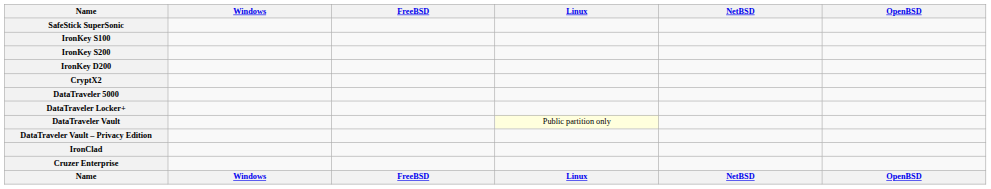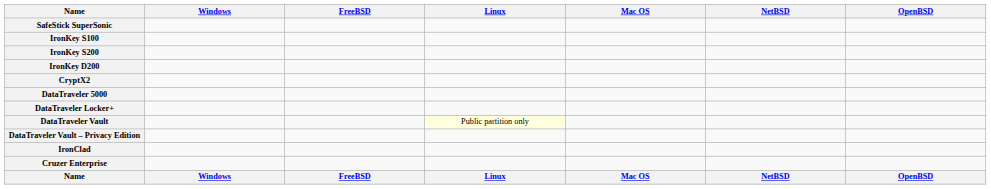+ column: (635, 11)
